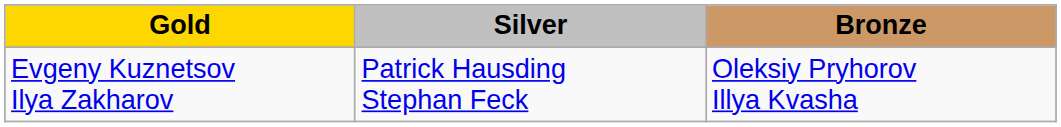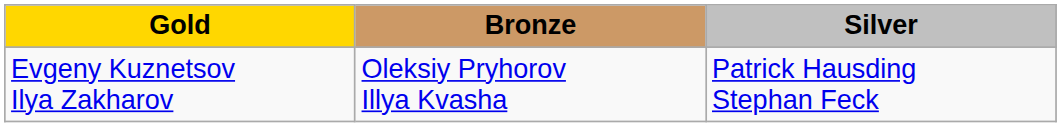columns swapped: (531, 25) <-> (881, 25)
